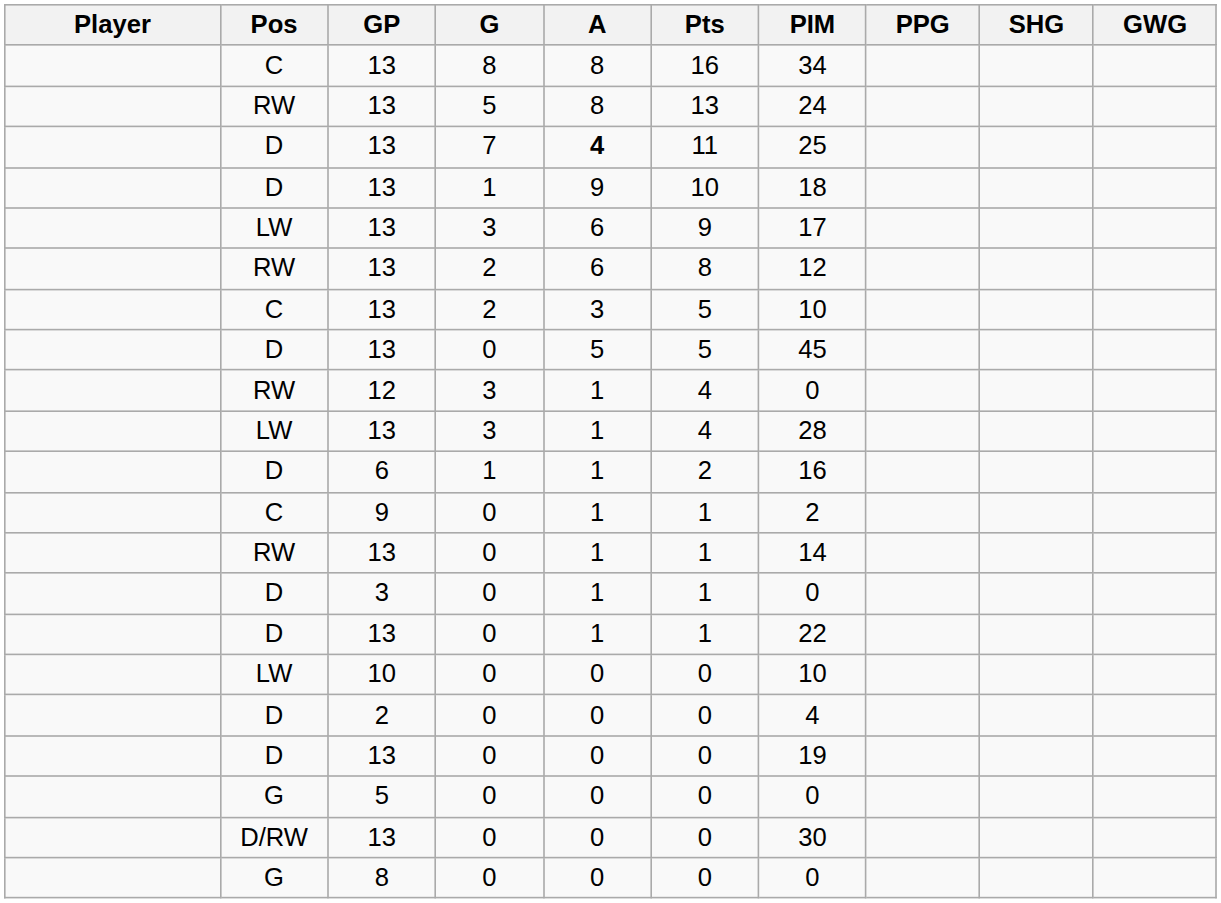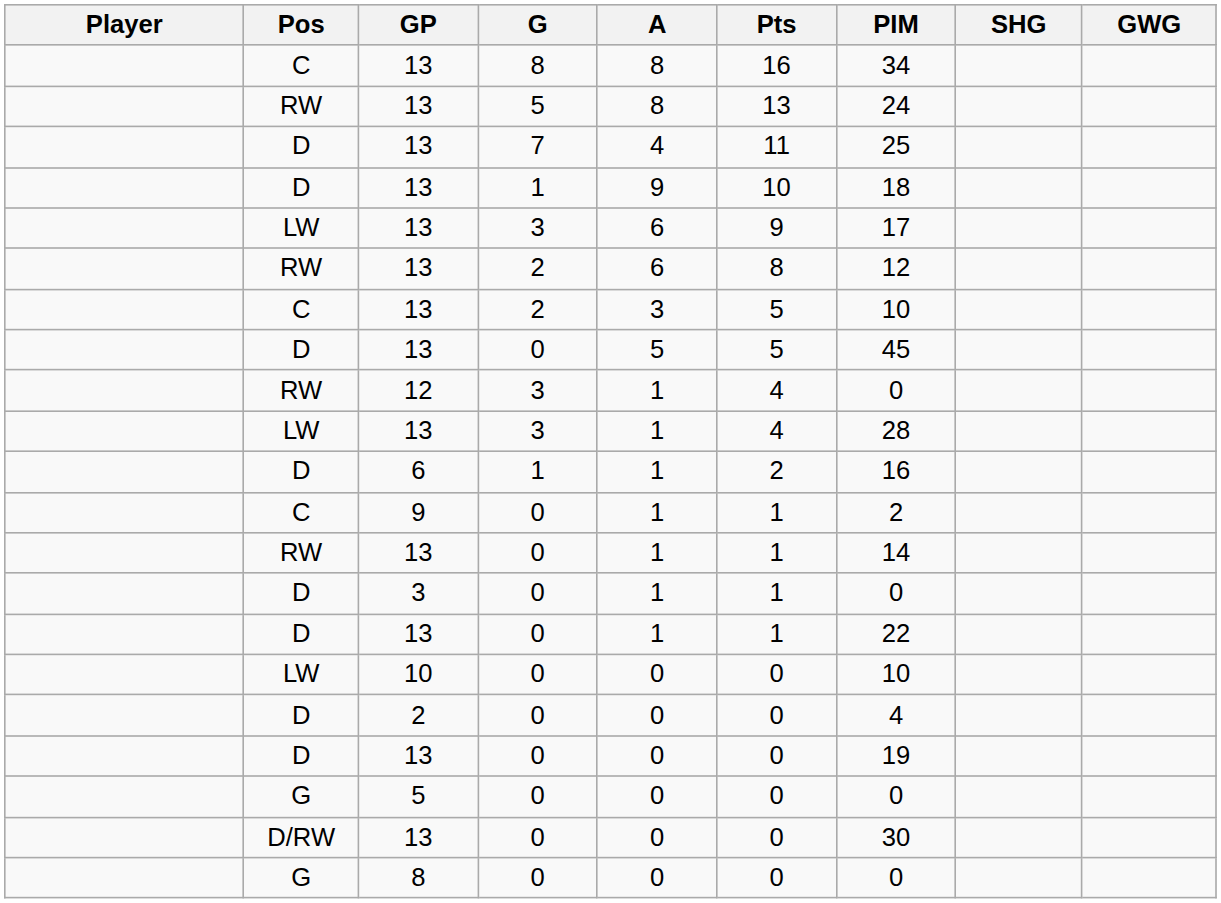- column: (923, 24)
(597, 146) bold -> (657, 146) normal
